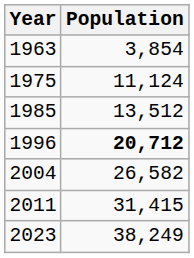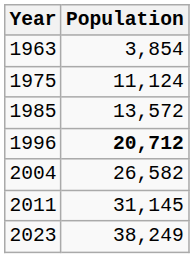(148, 112) 13,512 -> (148, 112) 13,572
(148, 205) 31,415 -> (148, 205) 31,145
